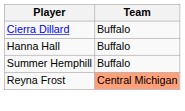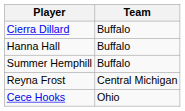(137, 81) lightsalmon background -> (137, 81) no background
+ row: (36, 98)
